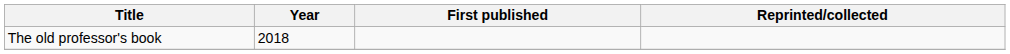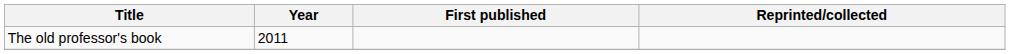(273, 37) 2018 -> (273, 37) 2011
